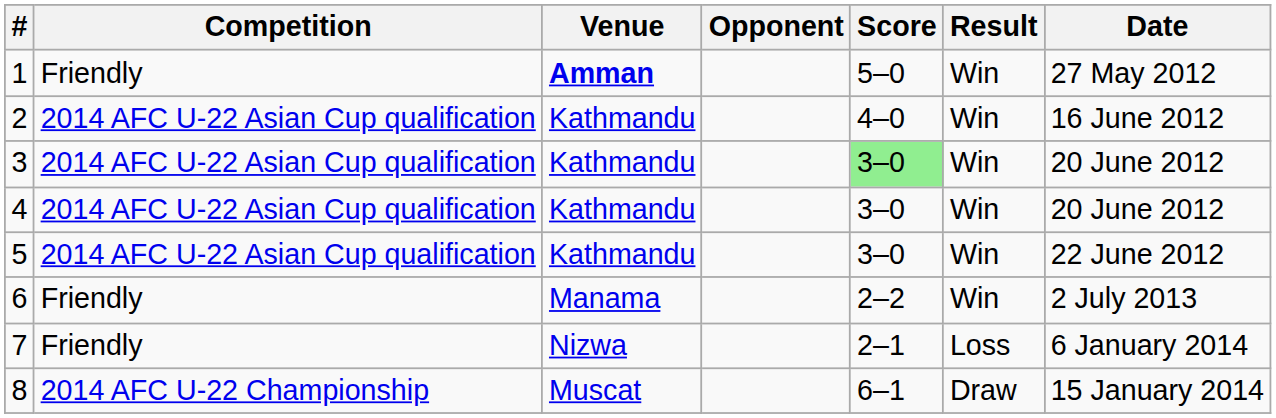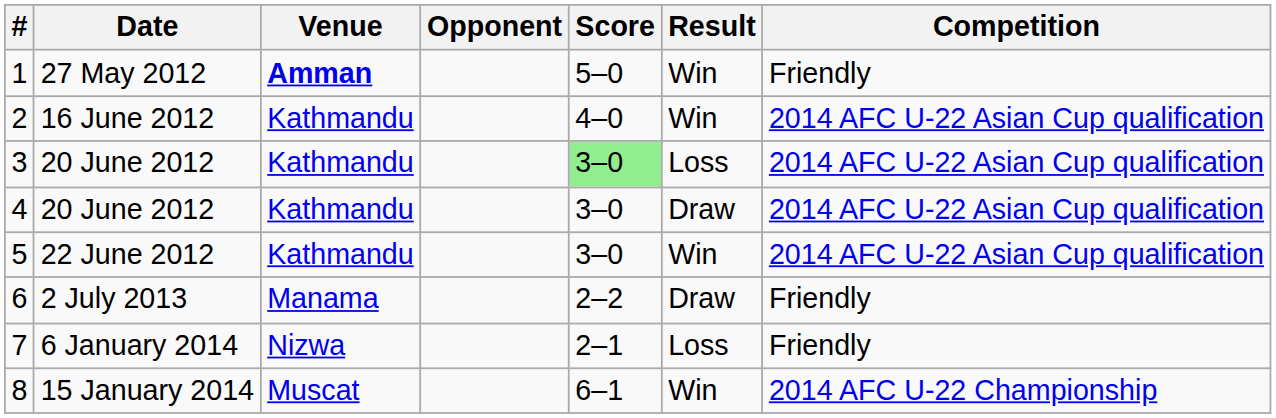columns swapped: (1157, 27) <-> (288, 27)
(975, 163) Win -> (698, 163) Loss
(975, 208) Win -> (702, 208) Draw
(975, 299) Win -> (702, 299) Draw
(983, 390) Draw -> (693, 390) Win
